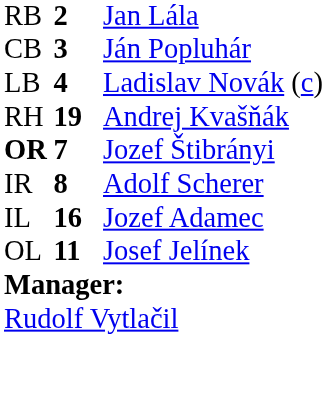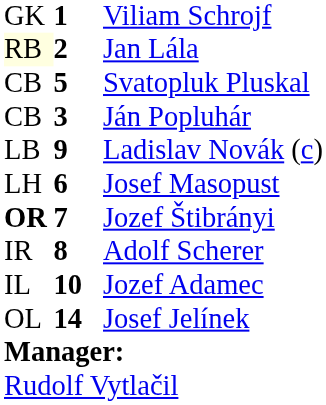+ row: (187, 15)
(23, 15) no background -> (23, 49) lightyellow background
+ row: (206, 82)
(61, 82) 4 -> (61, 149) 9
- row: (196, 116)
+ row: (191, 183)
(68, 217) 16 -> (68, 284) 10
(67, 250) 11 -> (68, 318) 14
